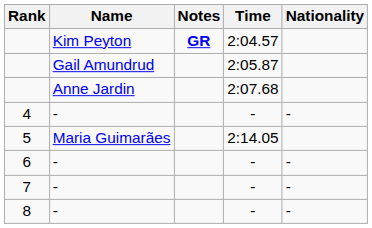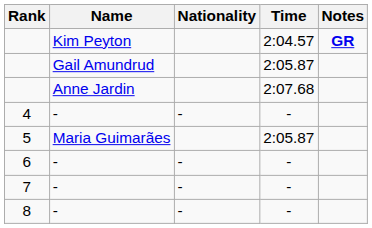columns swapped: (325, 16) <-> (199, 16)
(253, 138) 2:14.05 -> (289, 138) 2:05.87
